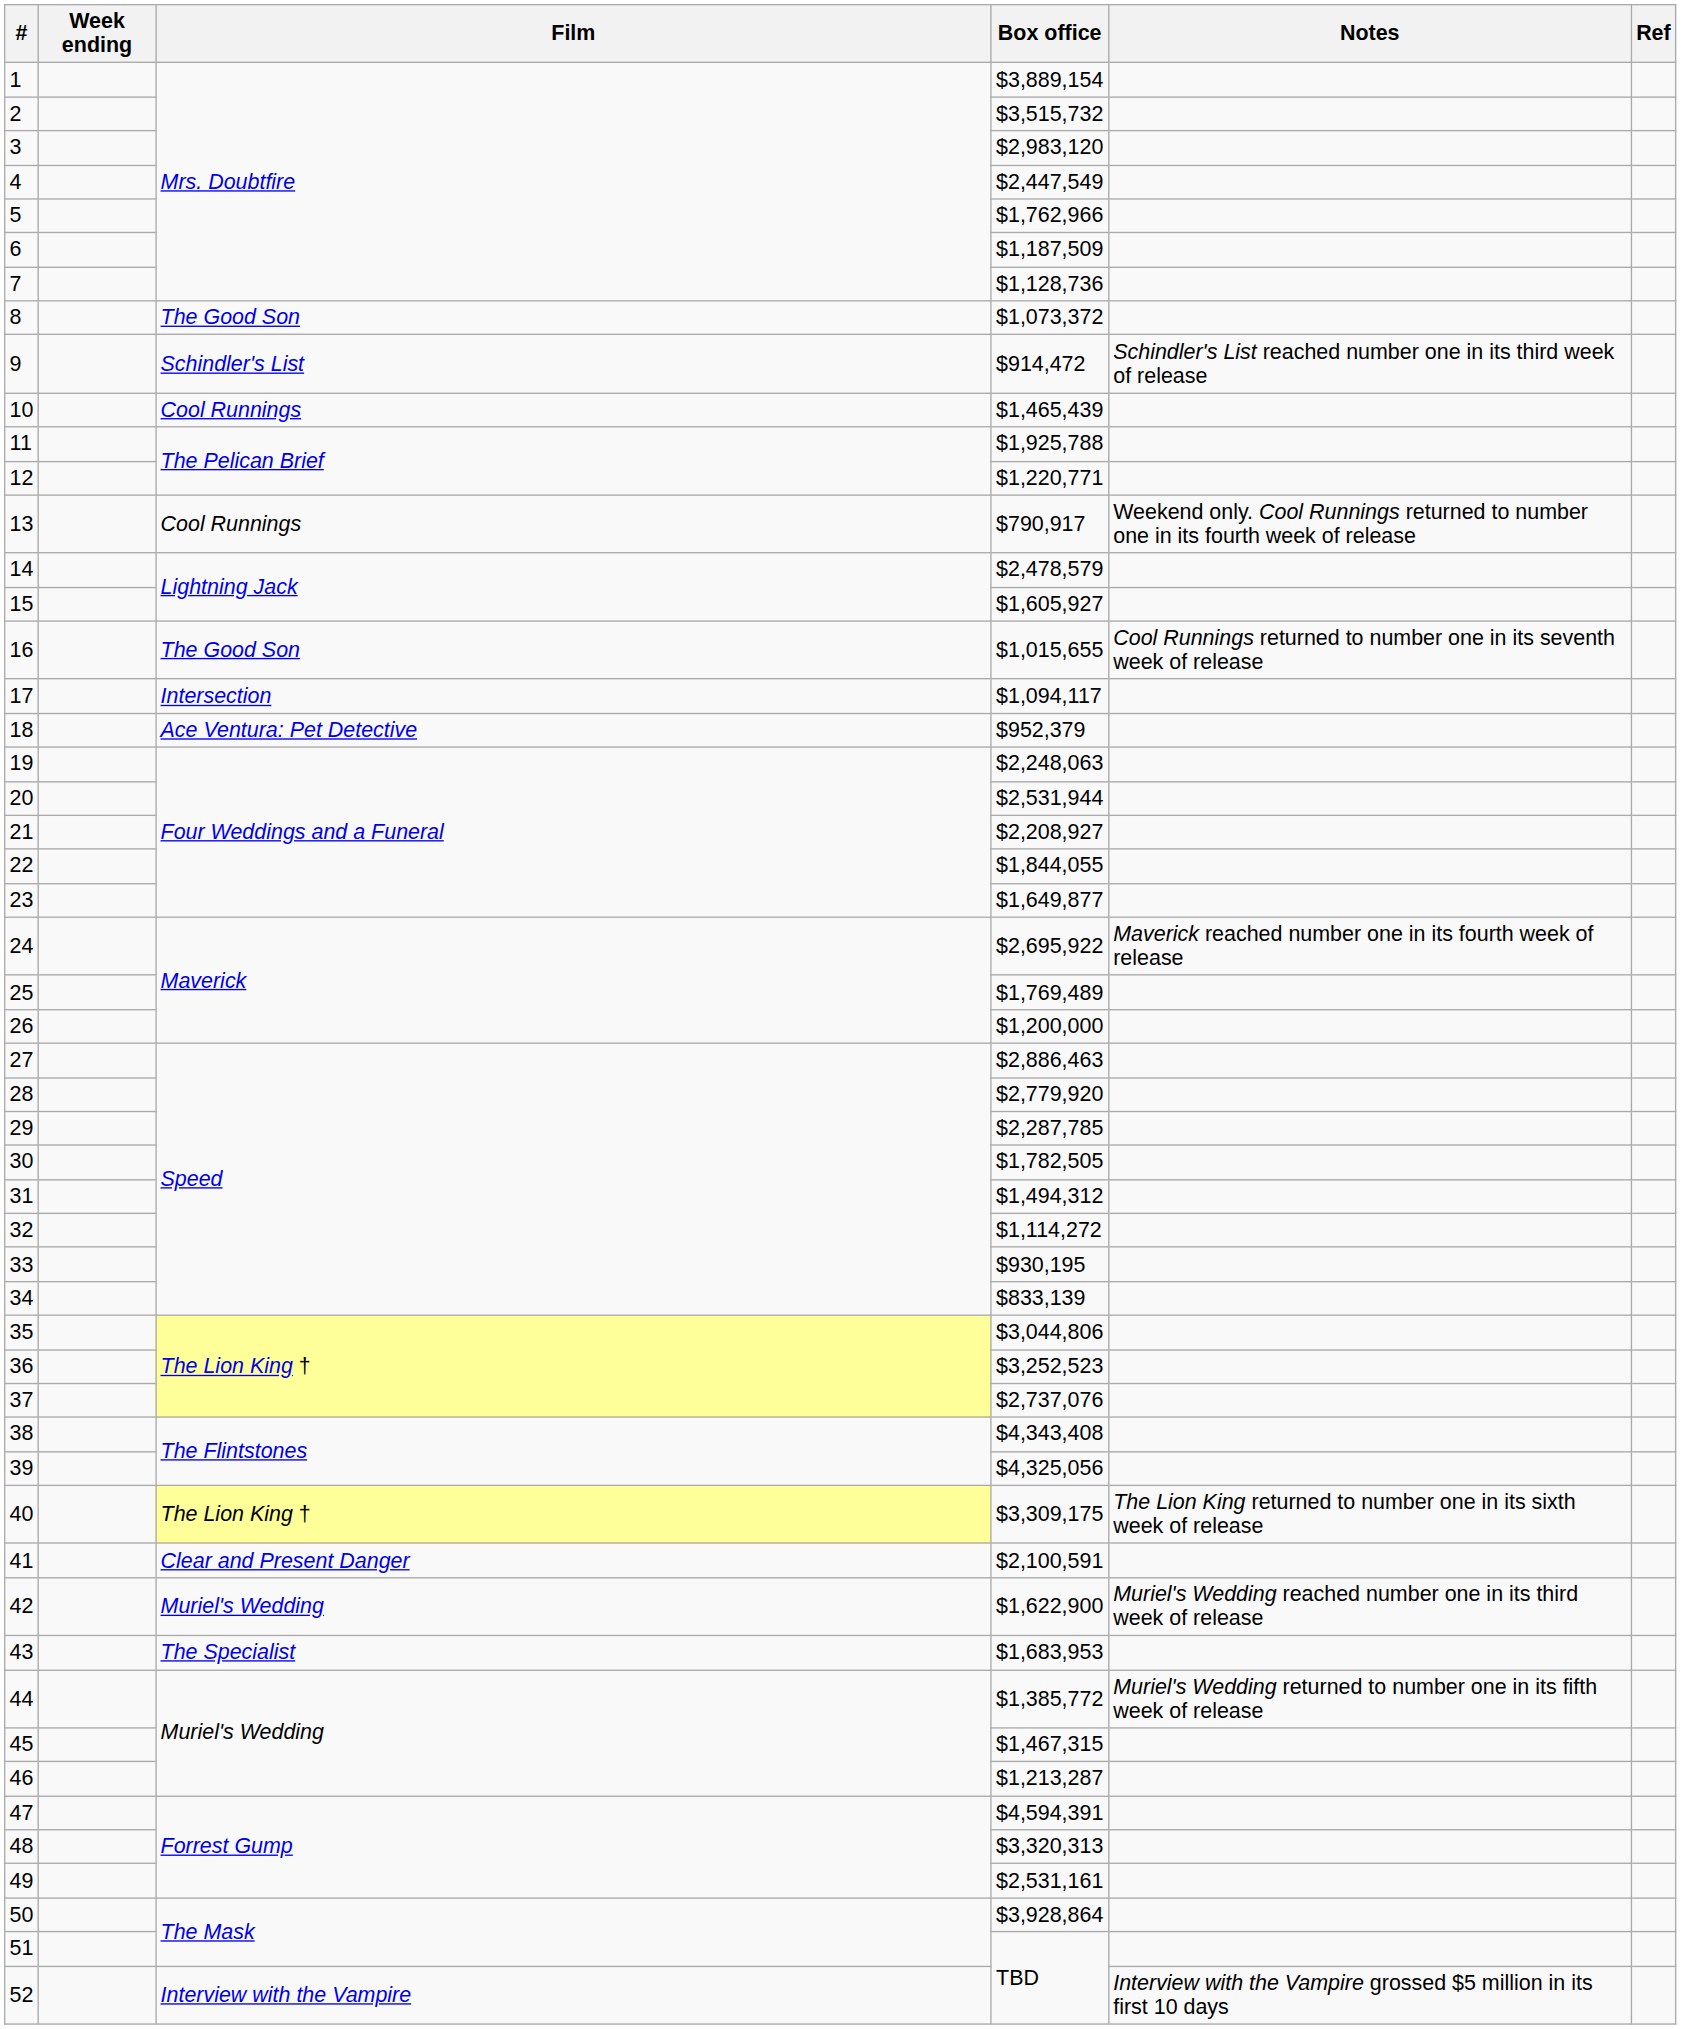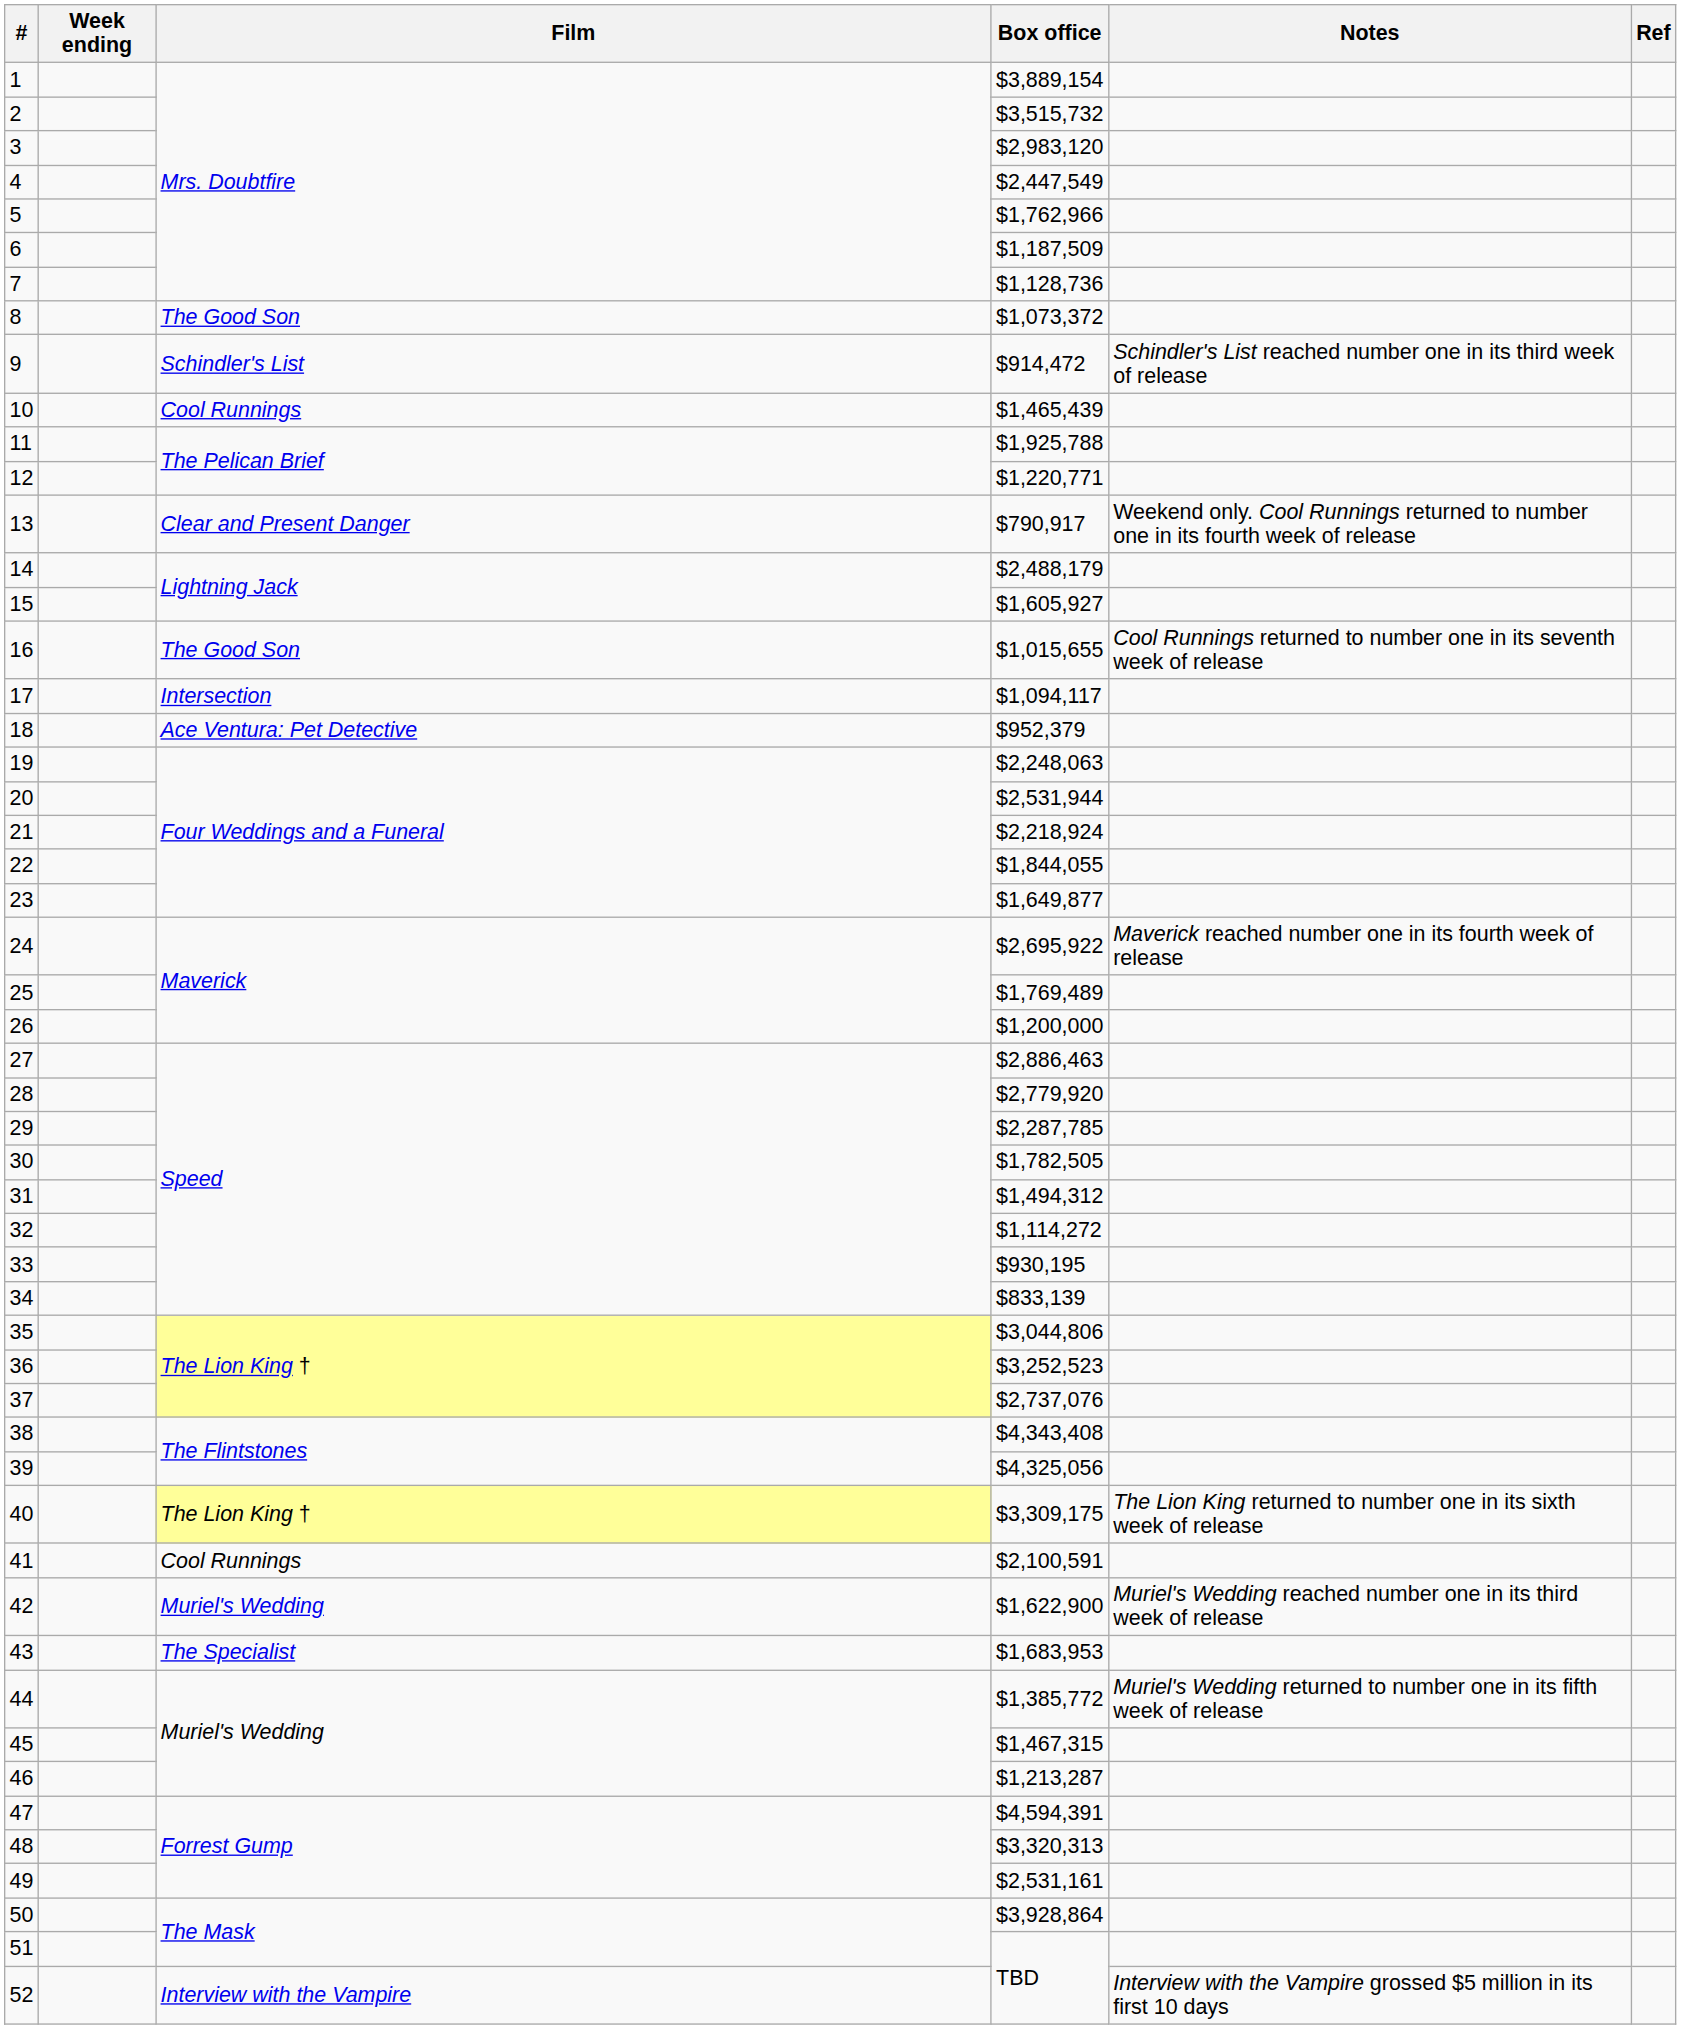(231, 523) Cool Runnings -> (285, 523) Clear and Present Danger
(1050, 569) $2,478,579 -> (1050, 569) $2,488,179
(1050, 832) $2,208,927 -> (1050, 832) $2,218,924
(285, 1560) Clear and Present Danger -> (231, 1560) Cool Runnings
